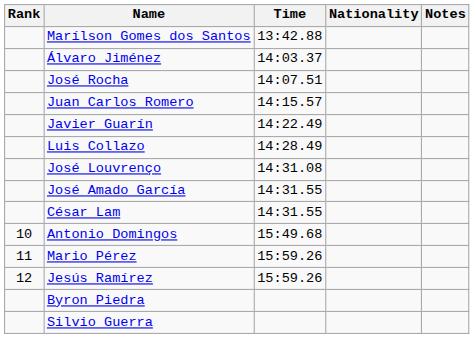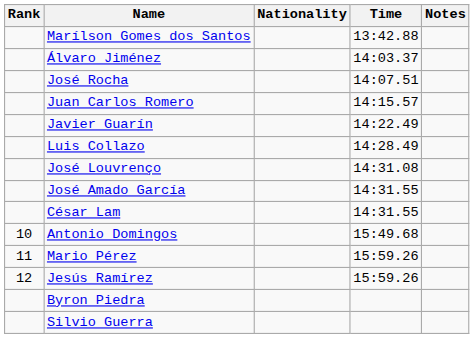columns swapped: (374, 16) <-> (290, 16)
